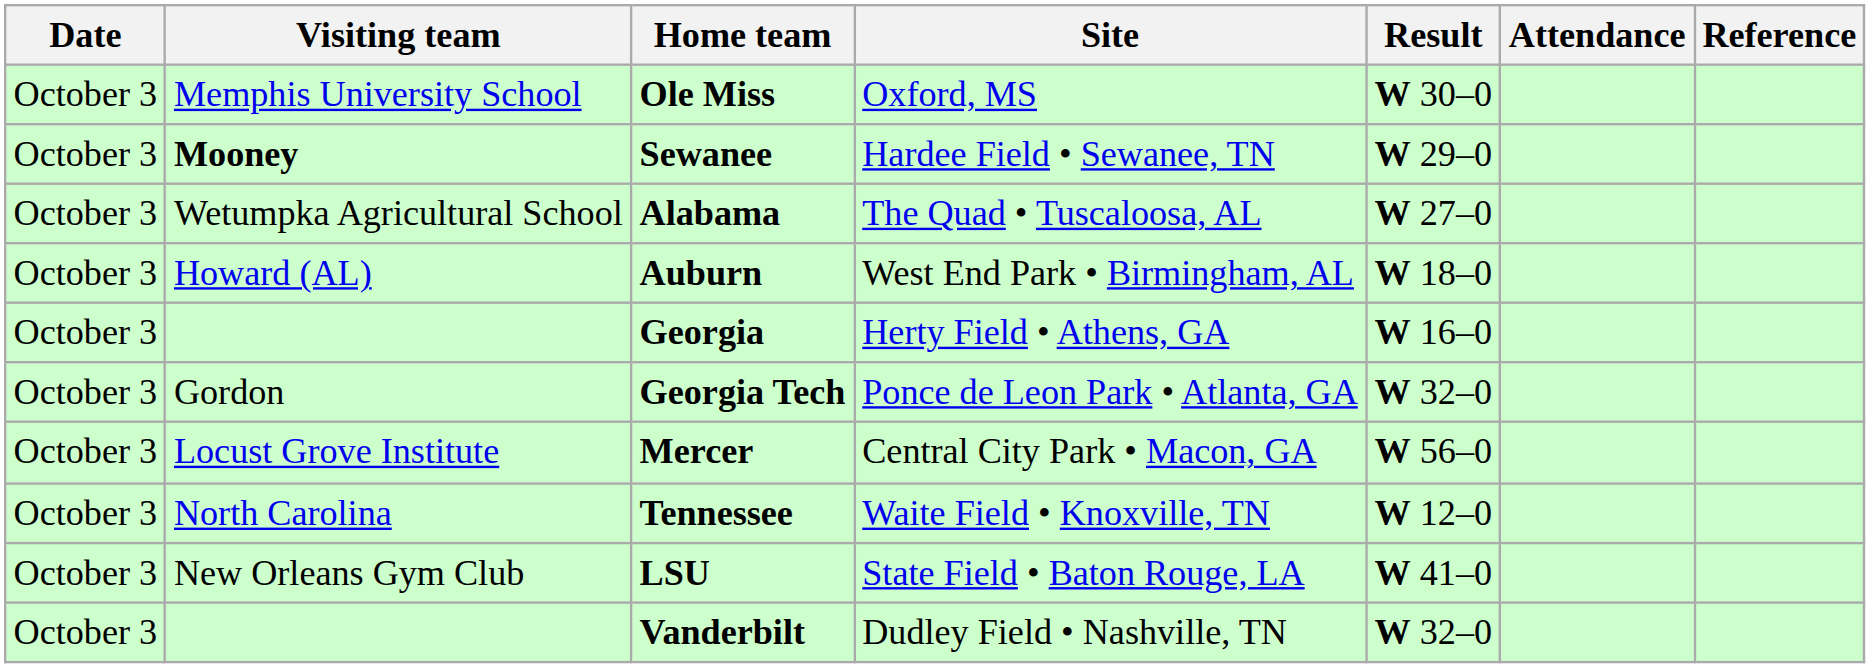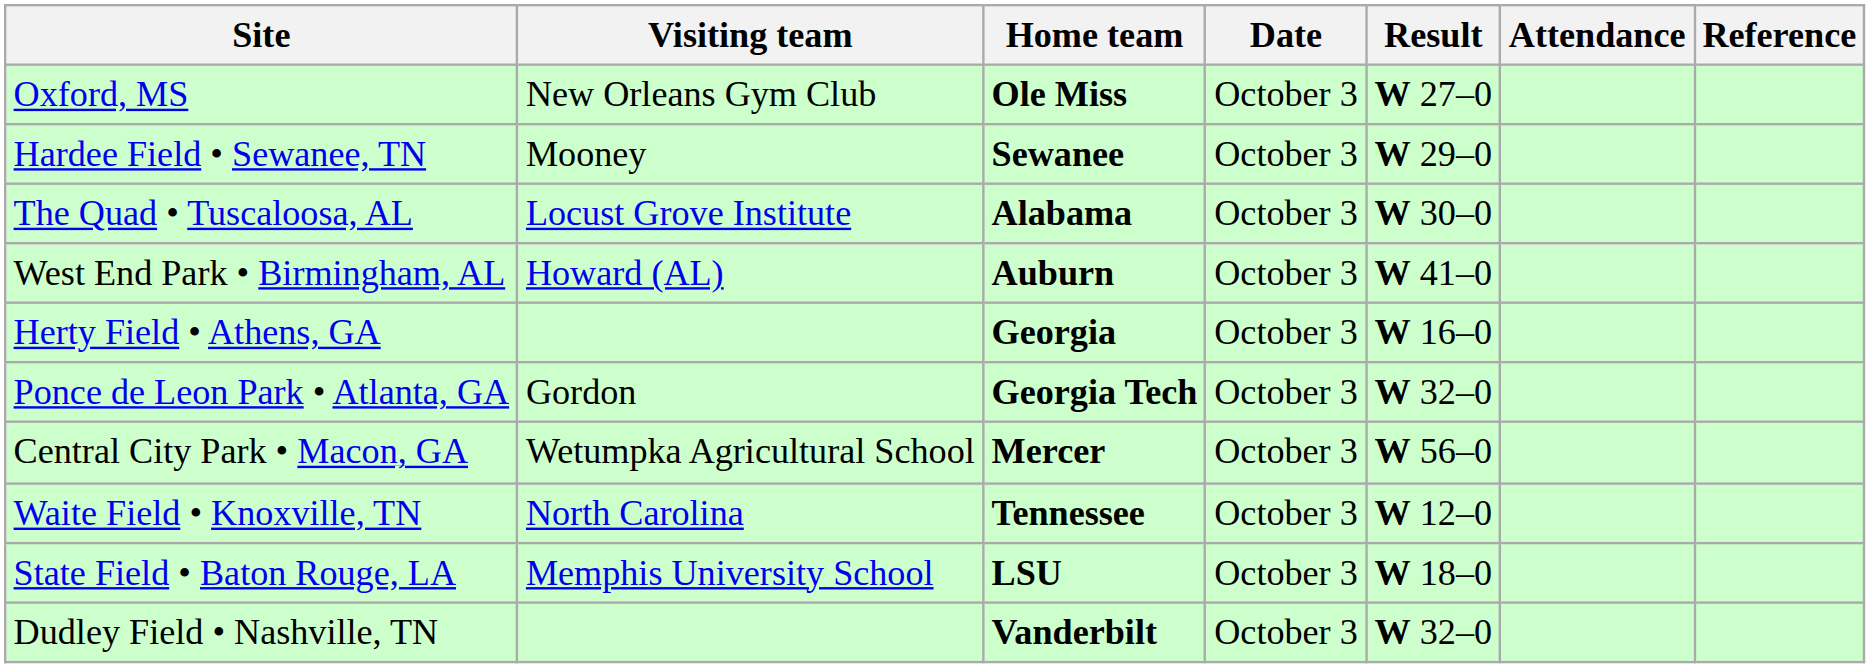columns swapped: (85, 34) <-> (1110, 34)
(378, 94) Memphis University School -> (701, 94) New Orleans Gym Club
(1433, 94) W 30–0 -> (1433, 94) W 27–0
(236, 153) bold -> (586, 153) normal
(398, 213) Wetumpka Agricultural School -> (689, 213) Locust Grove Institute
(1433, 213) W 27–0 -> (1433, 213) W 30–0
(1433, 273) W 18–0 -> (1433, 273) W 41–0
(337, 452) Locust Grove Institute -> (750, 452) Wetumpka Agricultural School
(349, 571) New Orleans Gym Club -> (730, 571) Memphis University School
(1433, 571) W 41–0 -> (1433, 571) W 18–0
